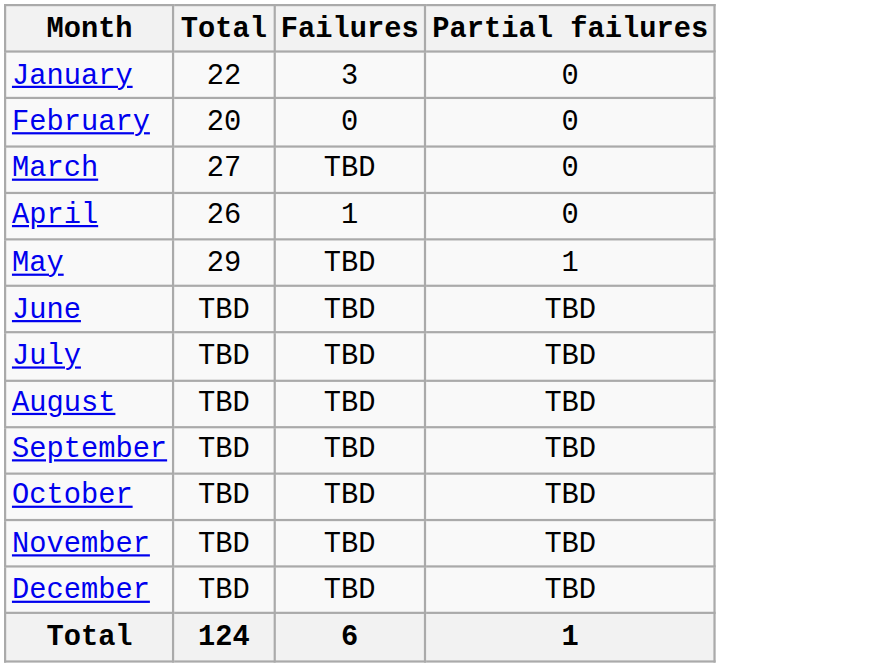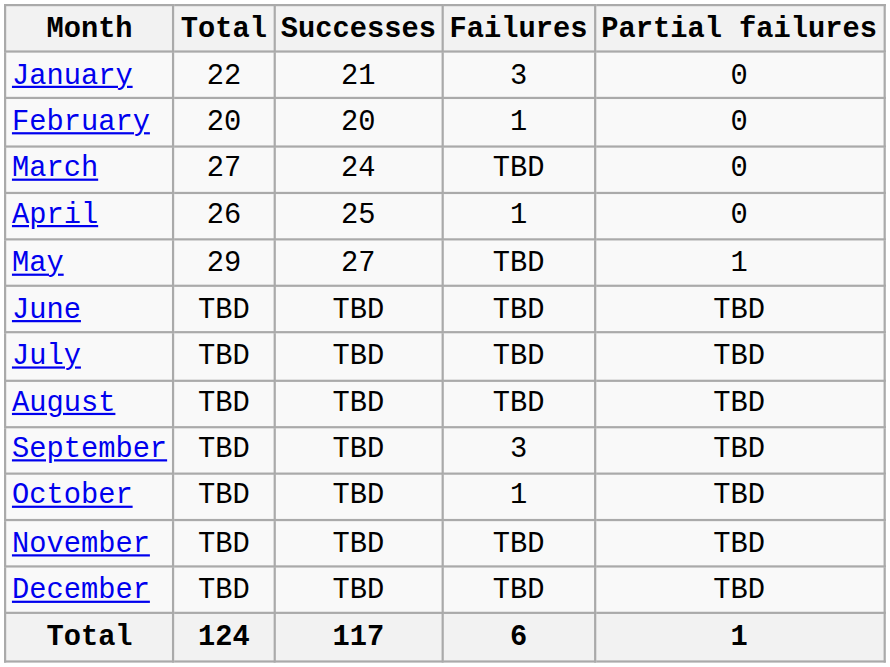+ column: (358, 29)
(350, 122) 0 -> (519, 122) 1
(350, 450) TBD -> (519, 450) 3
(350, 497) TBD -> (519, 497) 1
